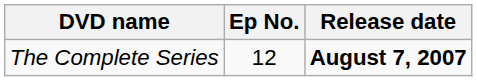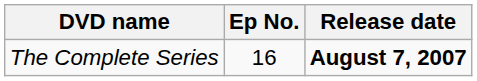(264, 57) 12 -> (264, 57) 16
